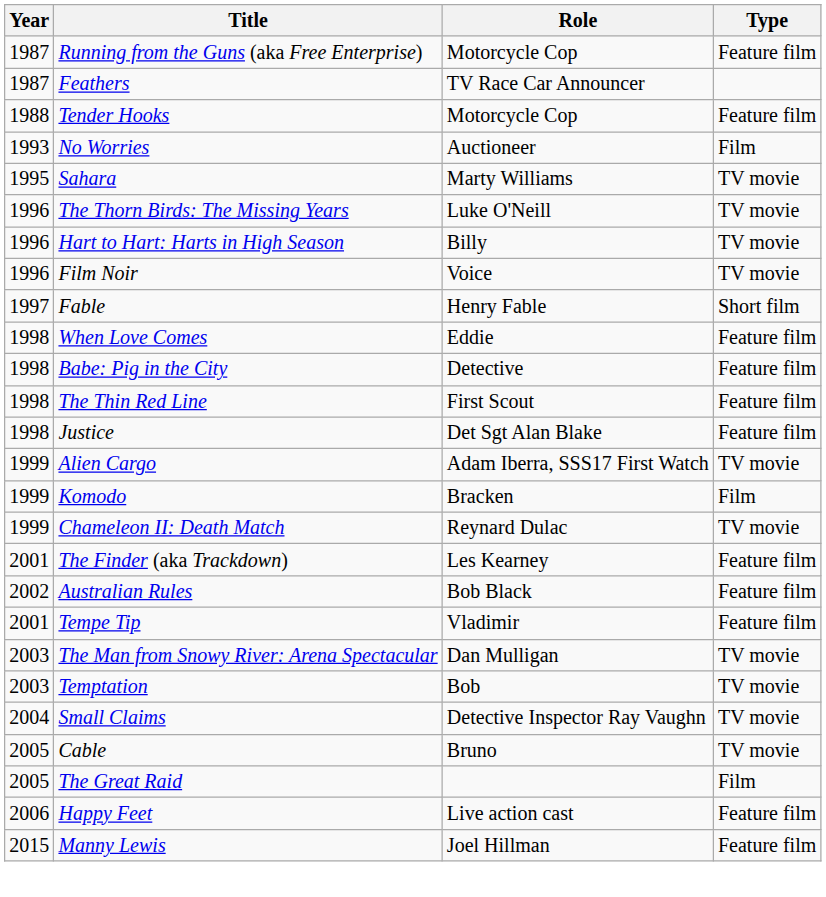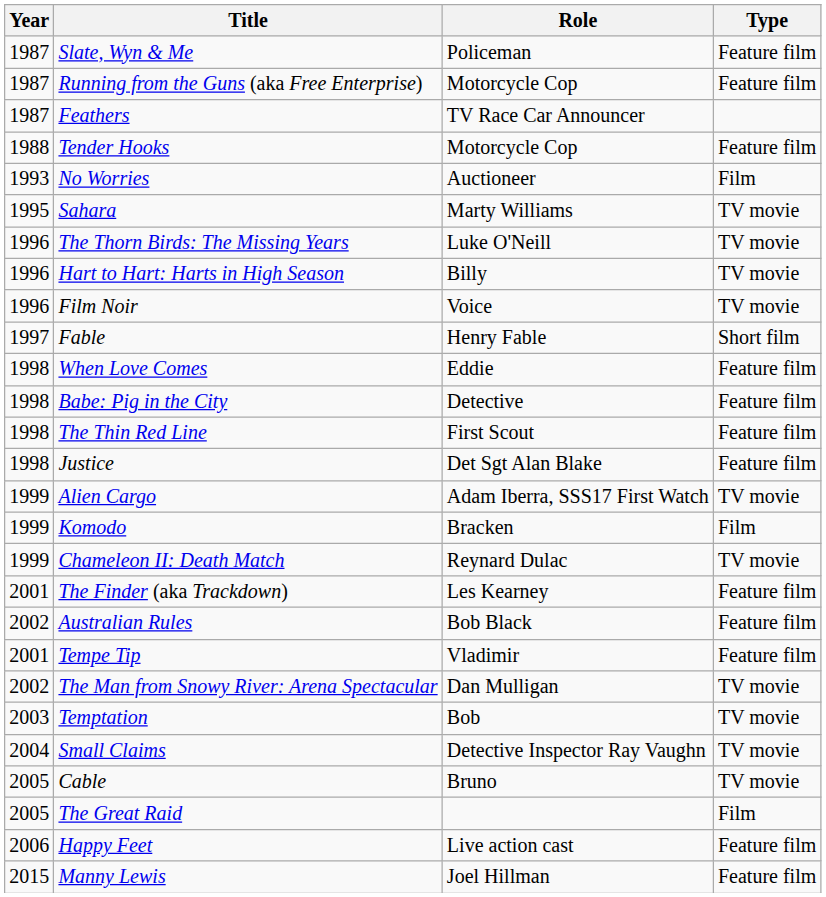+ row: (126, 52)
(29, 654) 2003 -> (29, 686) 2002
